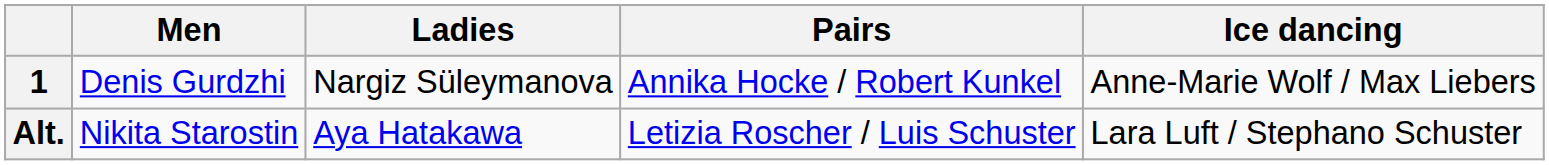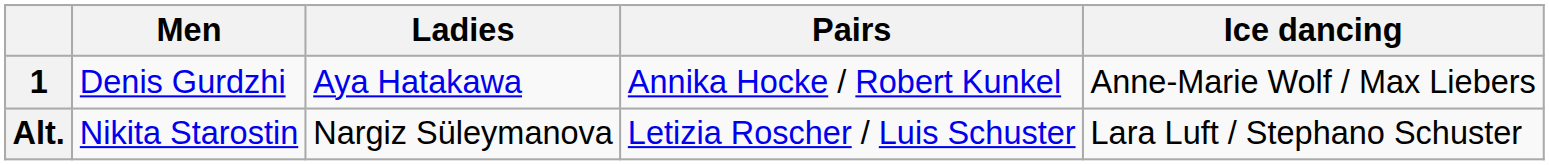(463, 81) Nargiz Süleymanova -> (418, 81) Aya Hatakawa
(418, 133) Aya Hatakawa -> (463, 133) Nargiz Süleymanova
